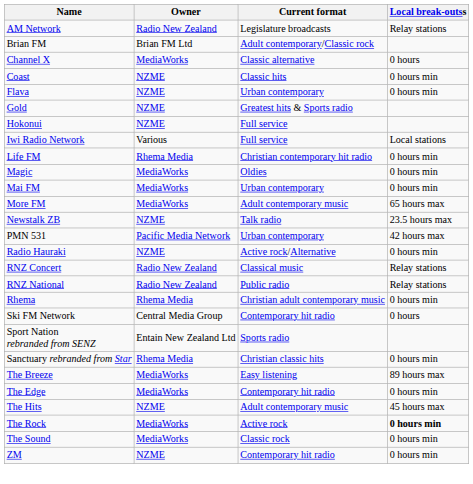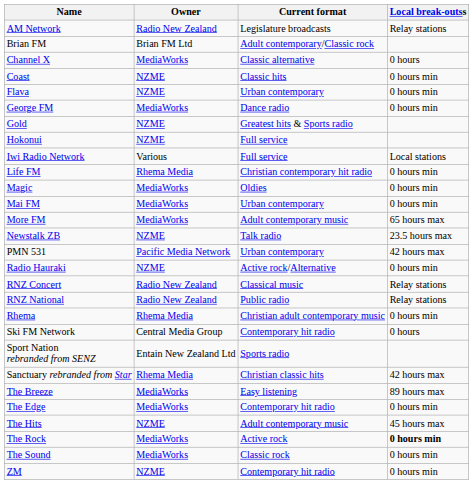+ row: (30, 108)
(414, 359) 0 hours min -> (417, 375) 42 hours max
